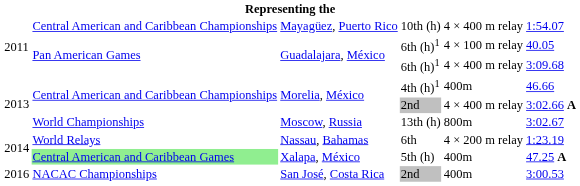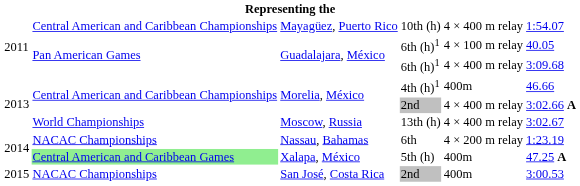(458, 122) 800m -> (483, 122) 4 × 400 m relay
(66, 139) World Relays -> (95, 139) NACAC Championships
(17, 174) 2016 -> (17, 174) 2015
